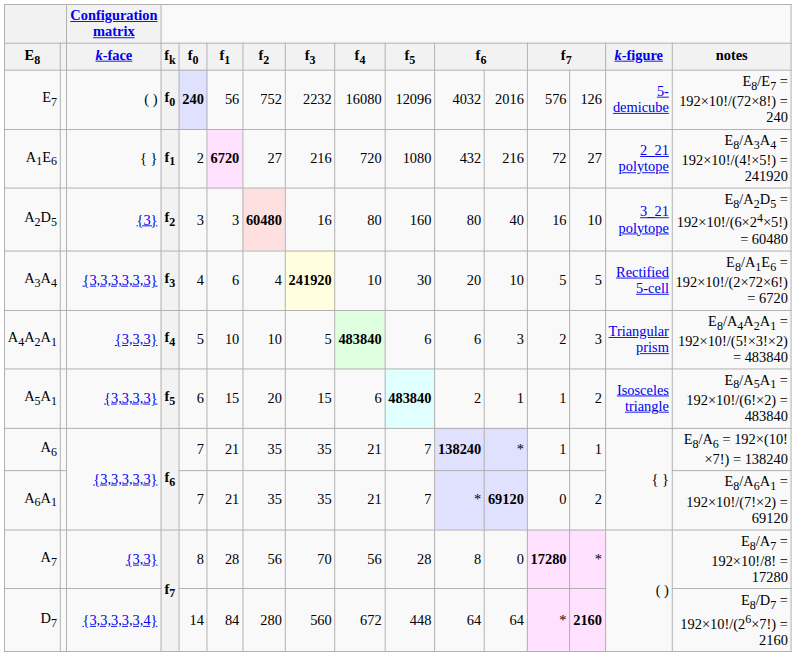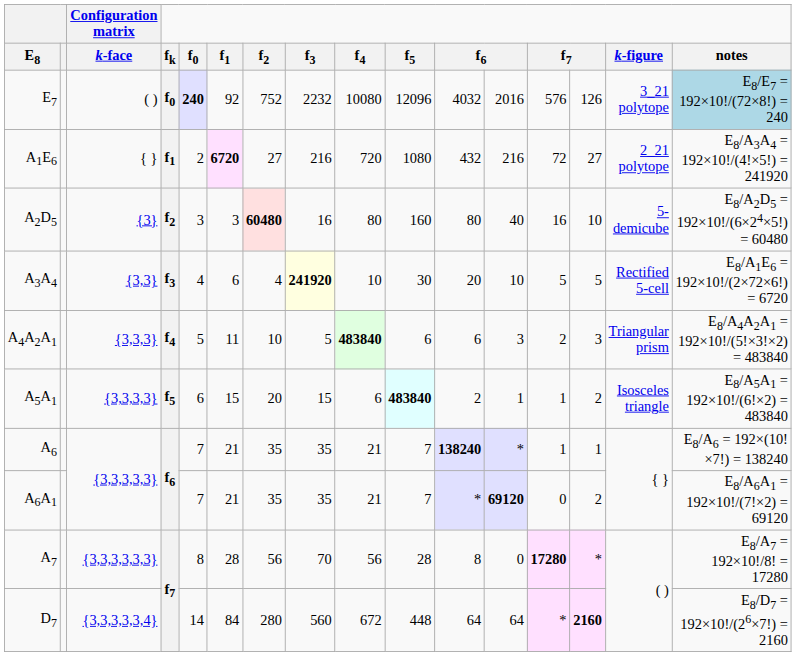(232, 99) 56 -> (232, 99) 92
(364, 99) 16080 -> (364, 99) 10080
(641, 99) 5-demicube -> (644, 99) 3_21 polytope
(733, 99) no background -> (733, 99) lightblue background
(644, 219) 3_21 polytope -> (641, 219) 5-demicube
(120, 280) {3,3,3,3,3,3} -> (142, 280) {3,3}
(232, 339) 10 -> (232, 339) 11
(142, 559) {3,3} -> (120, 559) {3,3,3,3,3,3}
